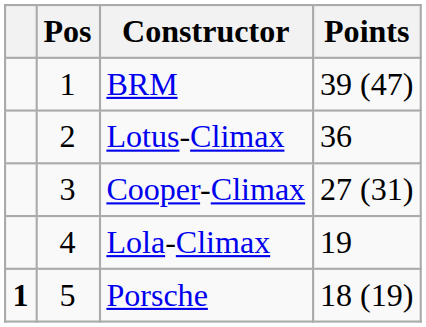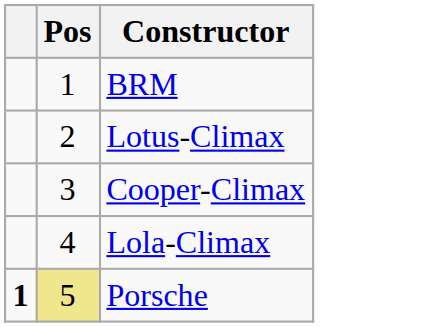- column: (367, 31)
(67, 295) no background -> (67, 295) khaki background
